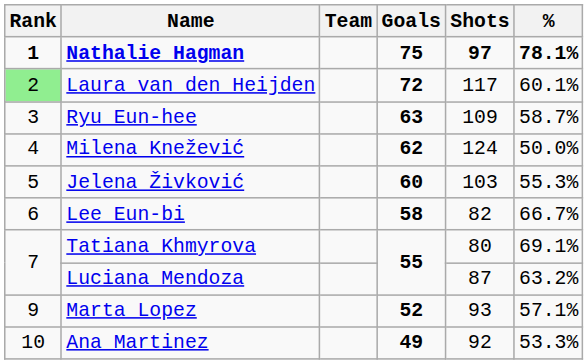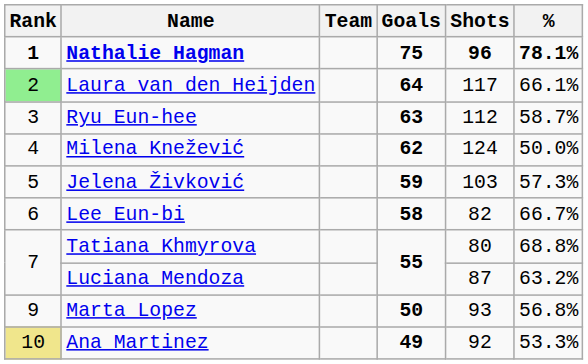(480, 53) 97 -> (480, 53) 96
(411, 85) 72 -> (411, 85) 64
(549, 85) 60.1% -> (549, 85) 66.1%
(480, 117) 109 -> (480, 117) 112
(411, 182) 60 -> (411, 182) 59
(549, 182) 55.3% -> (549, 182) 57.3%
(549, 246) 69.1% -> (549, 246) 68.8%
(411, 311) 52 -> (411, 311) 50
(549, 311) 57.1% -> (549, 311) 56.8%
(33, 343) no background -> (33, 343) khaki background
